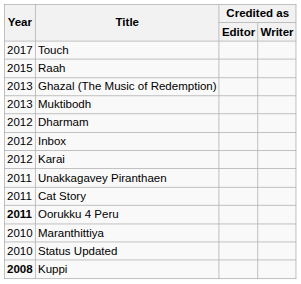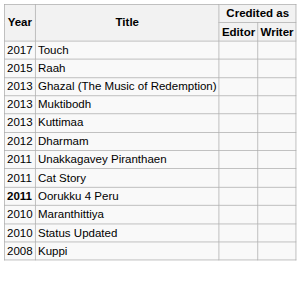+ row: (61, 123)
- row: (52, 141)
- row: (51, 159)
(20, 269) bold -> (20, 251) normal
